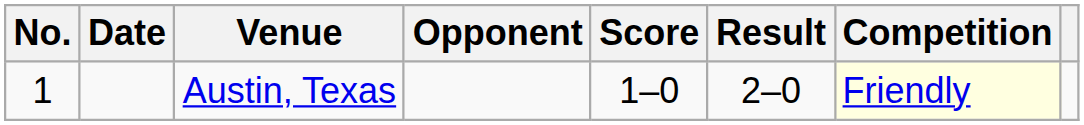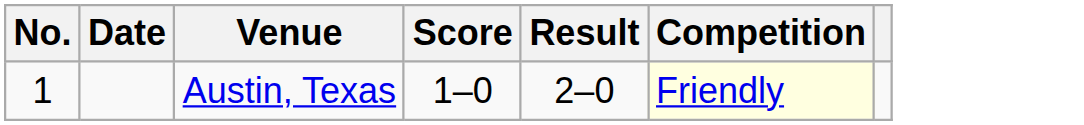- column: (498, 33)
